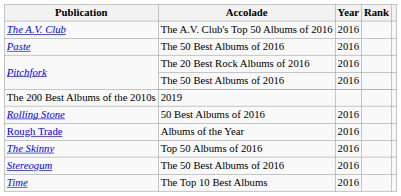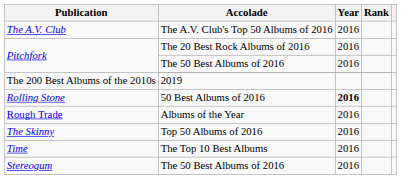- row: (19, 47)
(348, 115) normal -> (348, 98) bold
rows swapped: (30, 166) <-> (17, 183)
